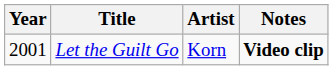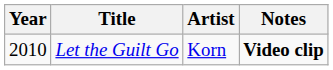(28, 49) 2001 -> (28, 49) 2010
